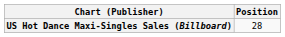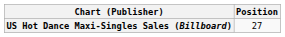(257, 26) 28 -> (257, 26) 27
